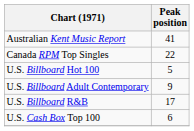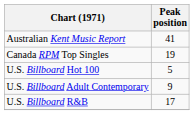(170, 54) 22 -> (170, 54) 19
- row: (53, 117)
